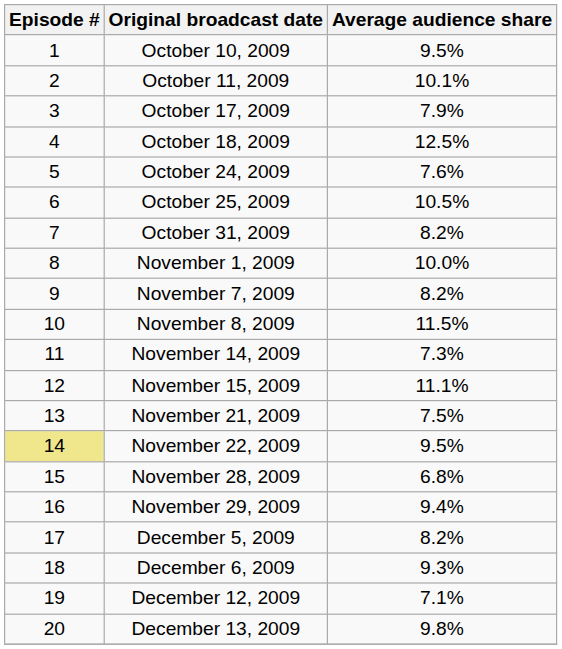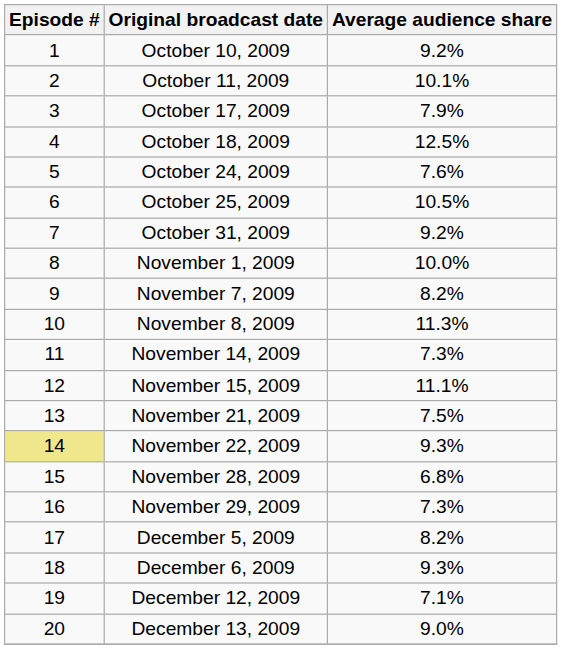(442, 50) 9.5% -> (442, 50) 9.2%
(442, 232) 8.2% -> (442, 232) 9.2%
(442, 324) 11.5% -> (442, 324) 11.3%
(442, 446) 9.5% -> (442, 446) 9.3%
(442, 506) 9.4% -> (442, 506) 7.3%
(442, 628) 9.8% -> (442, 628) 9.0%
